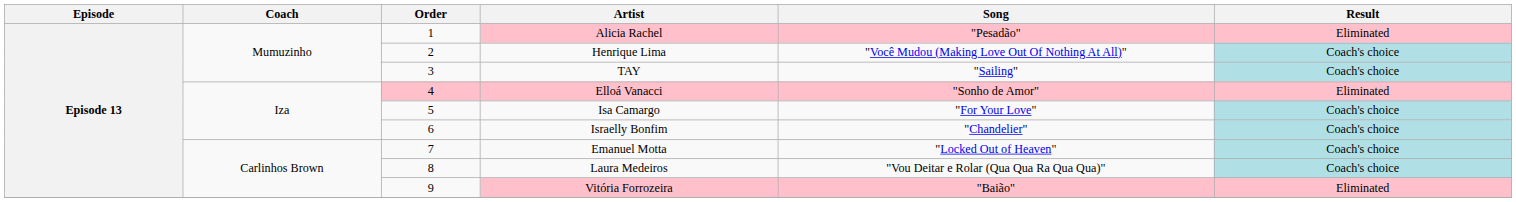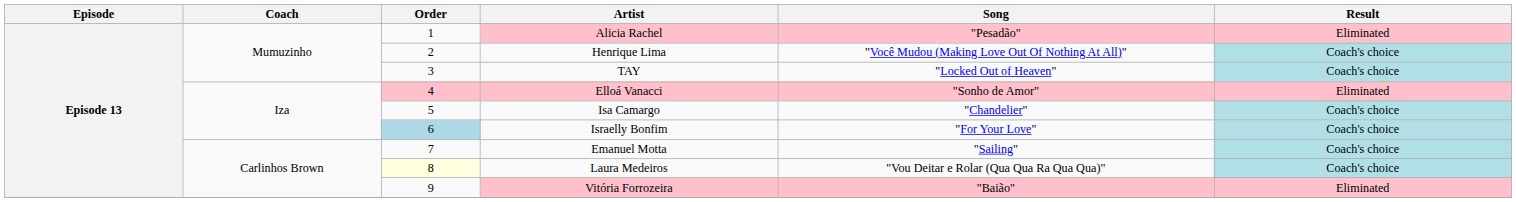(996, 71) "Sailing" -> (996, 71) "Locked Out of Heaven"
(996, 110) "For Your Love" -> (996, 110) "Chandelier"
(431, 129) no background -> (431, 129) lightblue background
(996, 129) "Chandelier" -> (996, 129) "For Your Love"
(996, 149) "Locked Out of Heaven" -> (996, 149) "Sailing"
(431, 168) no background -> (431, 168) lightyellow background
